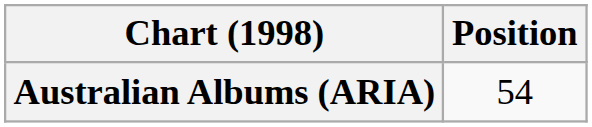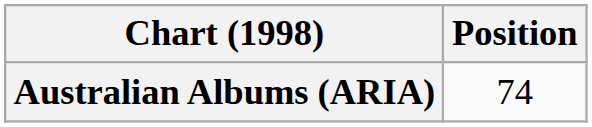(515, 91) 54 -> (515, 91) 74
